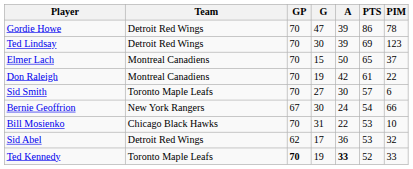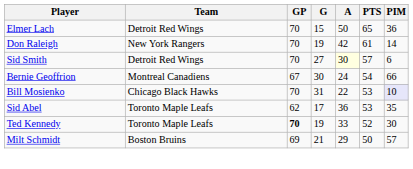- row: (34, 28)
- row: (32, 44)
(169, 60) Montreal Canadiens -> (166, 28) Detroit Red Wings
(392, 60) 37 -> (392, 28) 36
(169, 76) Montreal Canadiens -> (166, 44) New York Rangers
(392, 76) 22 -> (392, 44) 14
(170, 92) Toronto Maple Leafs -> (166, 60) Detroit Red Wings
(343, 92) no background -> (343, 60) lightyellow background
(166, 108) New York Rangers -> (169, 76) Montreal Canadiens
(392, 124) no background -> (392, 92) lavender background
(166, 140) Detroit Red Wings -> (170, 108) Toronto Maple Leafs
(392, 140) 32 -> (392, 108) 35
(343, 156) bold -> (343, 124) normal
(392, 156) 33 -> (392, 124) 30
+ row: (33, 140)
